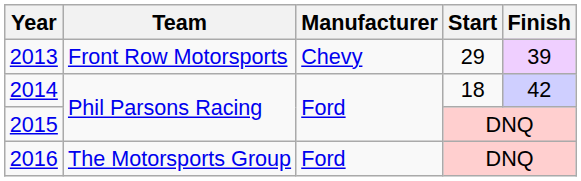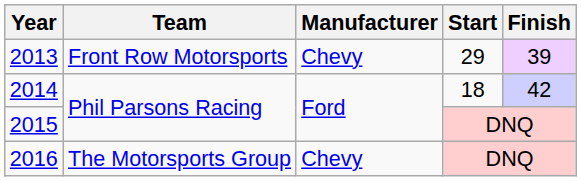(323, 159) Ford -> (332, 159) Chevy
